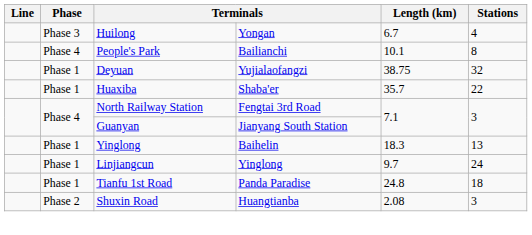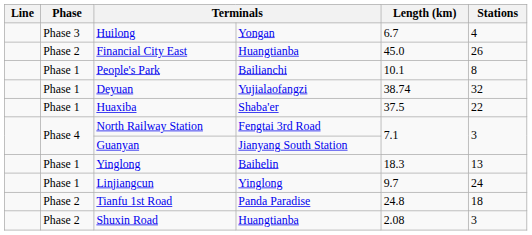+ row: (142, 51)
(61, 51) Phase 4 -> (61, 70) Phase 1
(397, 70) 38.75 -> (397, 88) 38.74
(394, 88) 35.7 -> (394, 107) 37.5
(61, 182) Phase 1 -> (61, 201) Phase 2
